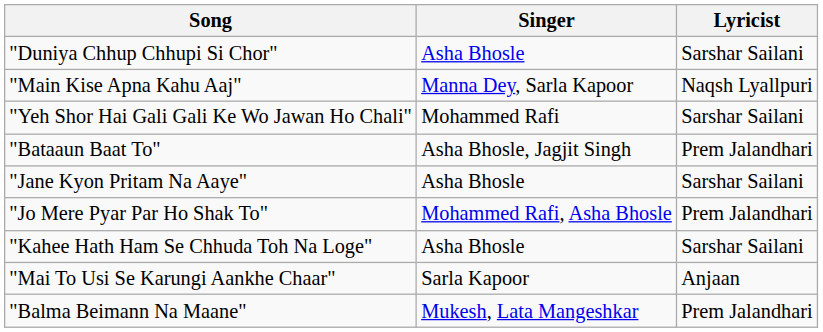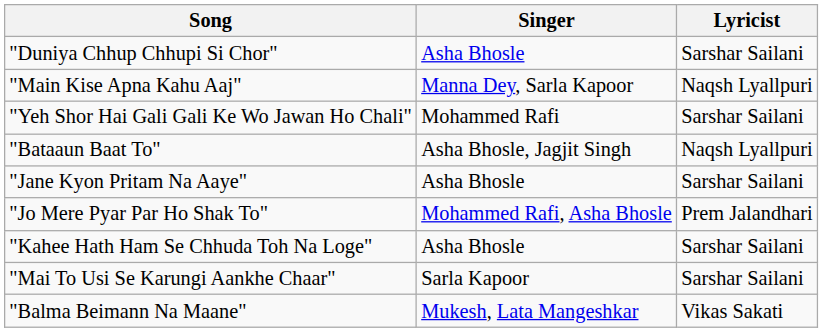(747, 149) Prem Jalandhari -> (747, 149) Naqsh Lyallpuri
(711, 278) Anjaan -> (742, 278) Sarshar Sailani
(747, 310) Prem Jalandhari -> (732, 310) Vikas Sakati
